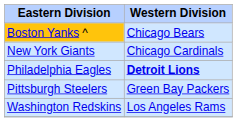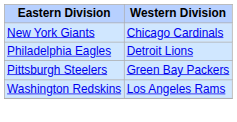- row: (48, 32)
(163, 70) bold -> (160, 51) normal
